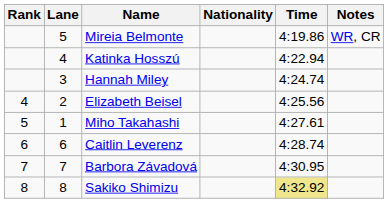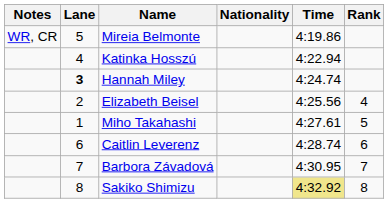columns swapped: (24, 15) <-> (356, 15)
(63, 79) normal -> (80, 79) bold
